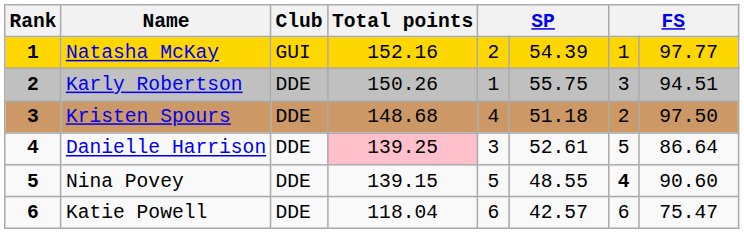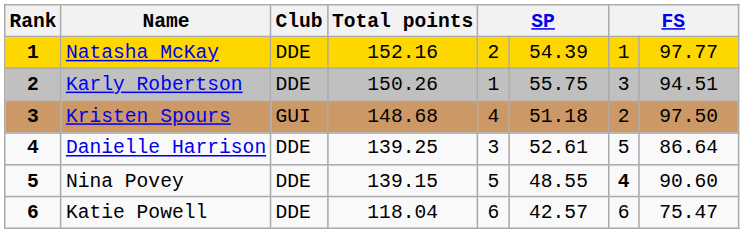(293, 53) GUI -> (293, 53) DDE
(293, 117) DDE -> (293, 117) GUI
(403, 149) pink background -> (403, 149) no background
